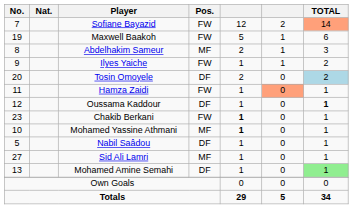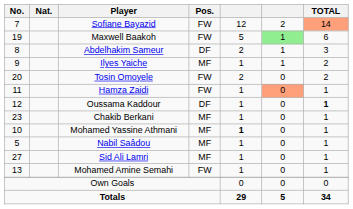(283, 37) no background -> (283, 37) lightgreen background
(205, 50) MF -> (205, 50) DF
(205, 63) FW -> (205, 63) MF
(205, 77) DF -> (205, 77) FW
(326, 77) lightblue background -> (326, 77) no background
(205, 117) FW -> (205, 117) MF
(241, 117) bold -> (241, 117) normal
(205, 143) DF -> (205, 143) MF
(205, 170) DF -> (205, 170) FW
(326, 170) lightgreen background -> (326, 170) no background
